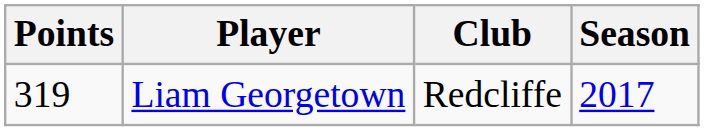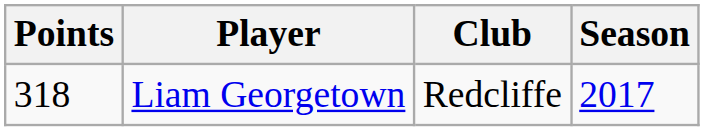(42, 93) 319 -> (42, 93) 318
